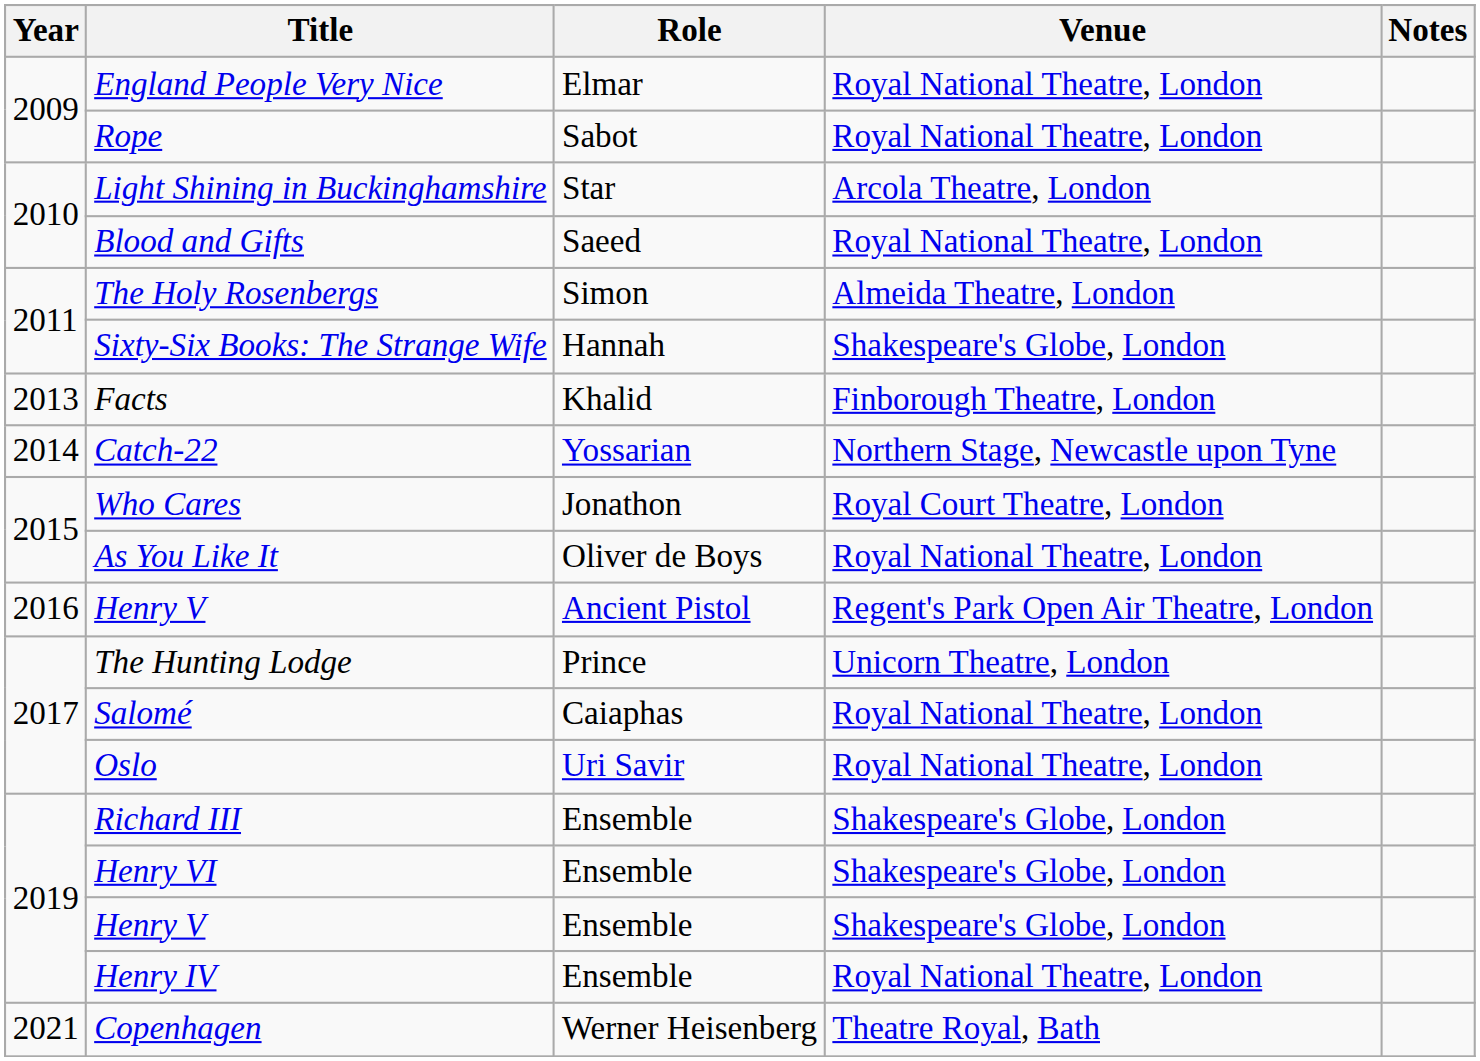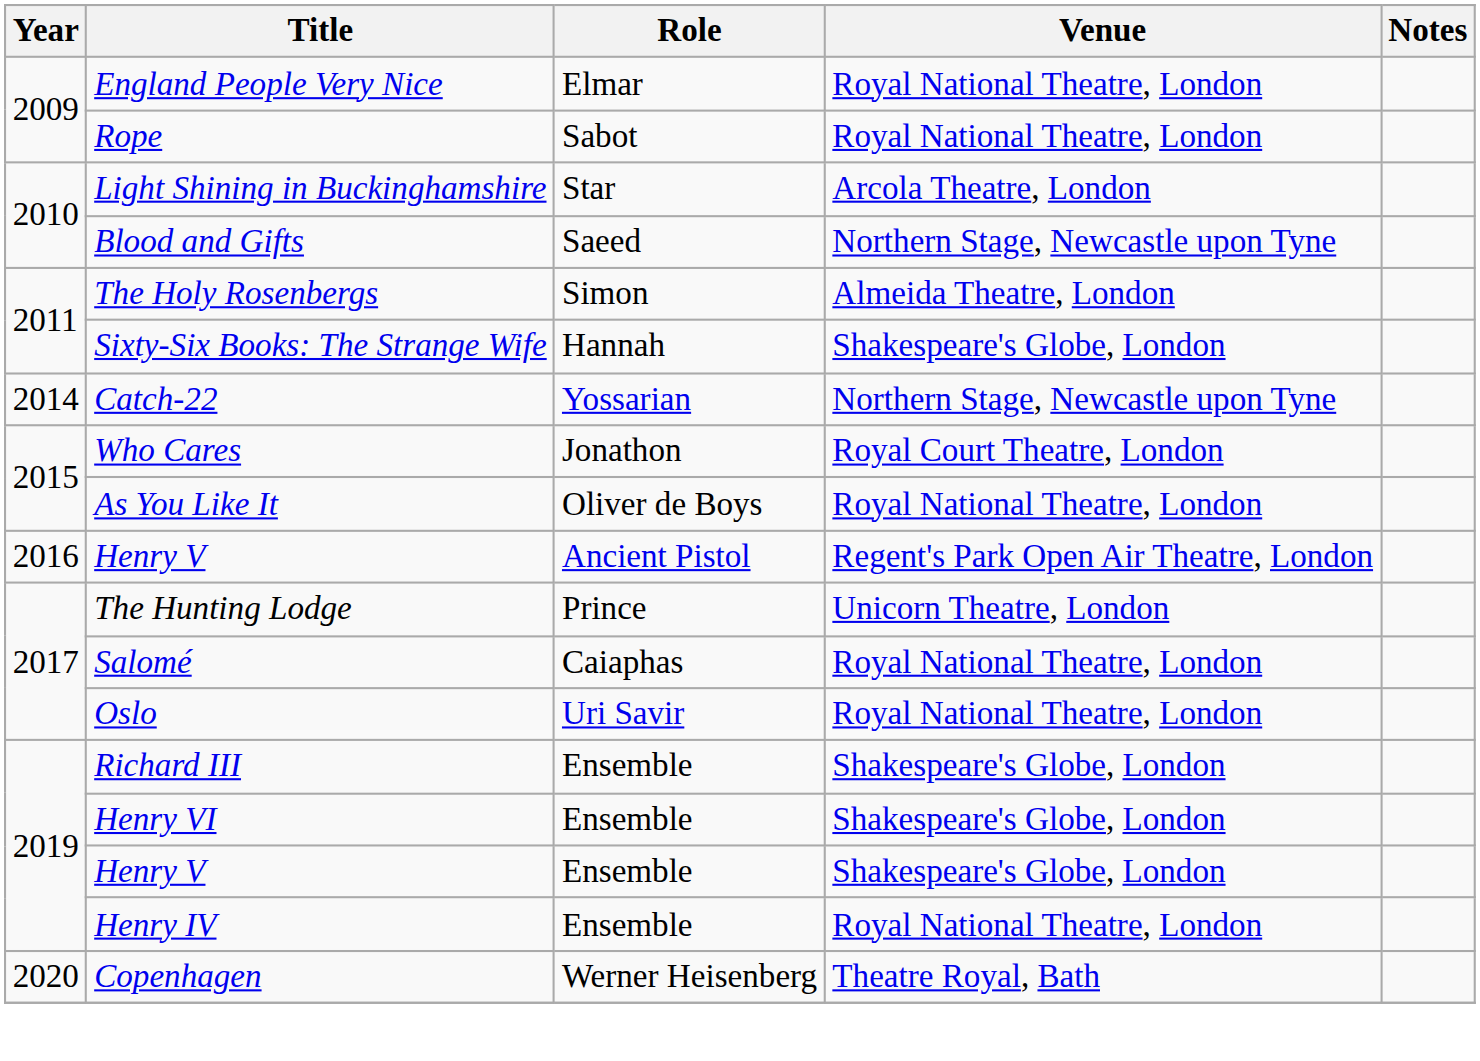(1047, 240) Royal National Theatre, London -> (1084, 240) Northern Stage, Newcastle upon Tyne
- row: (131, 398)
(46, 1028) 2021 -> (46, 976) 2020
